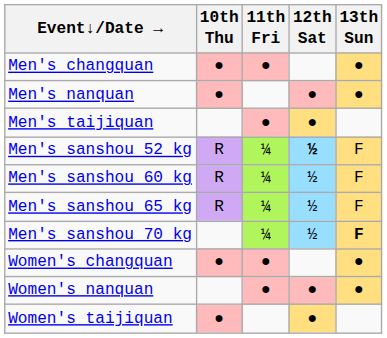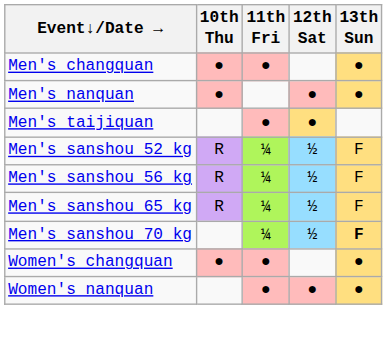(312, 150) bold -> (312, 150) normal
+ row: (100, 178)
- row: (100, 178)
- row: (90, 318)
